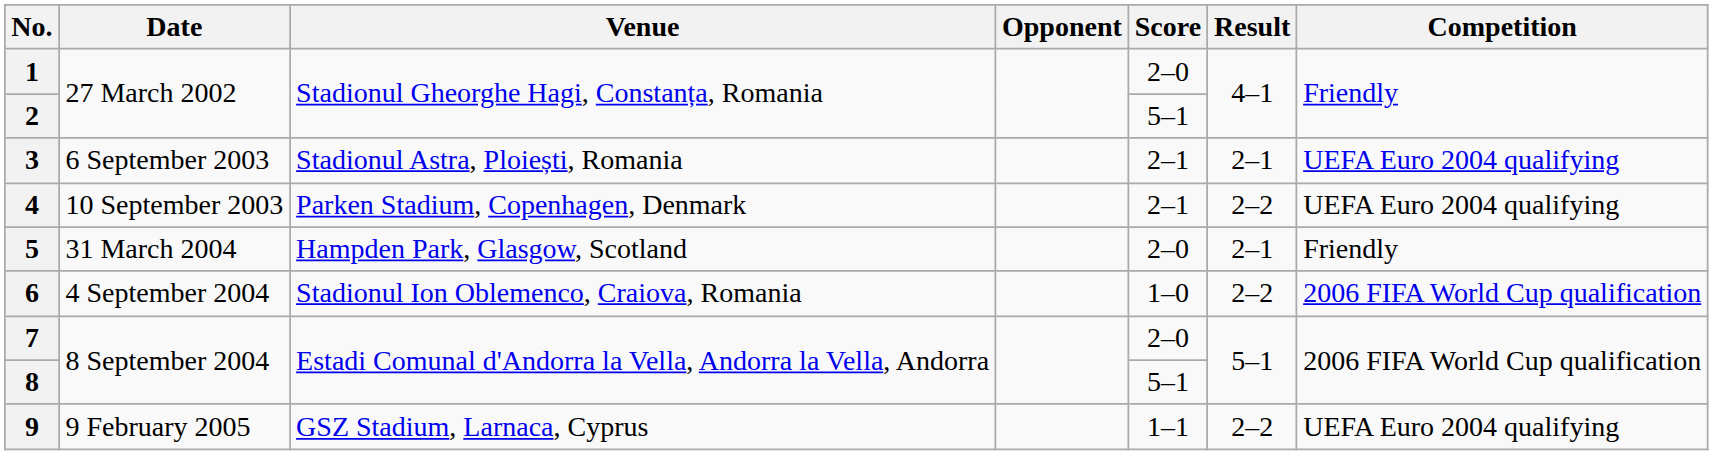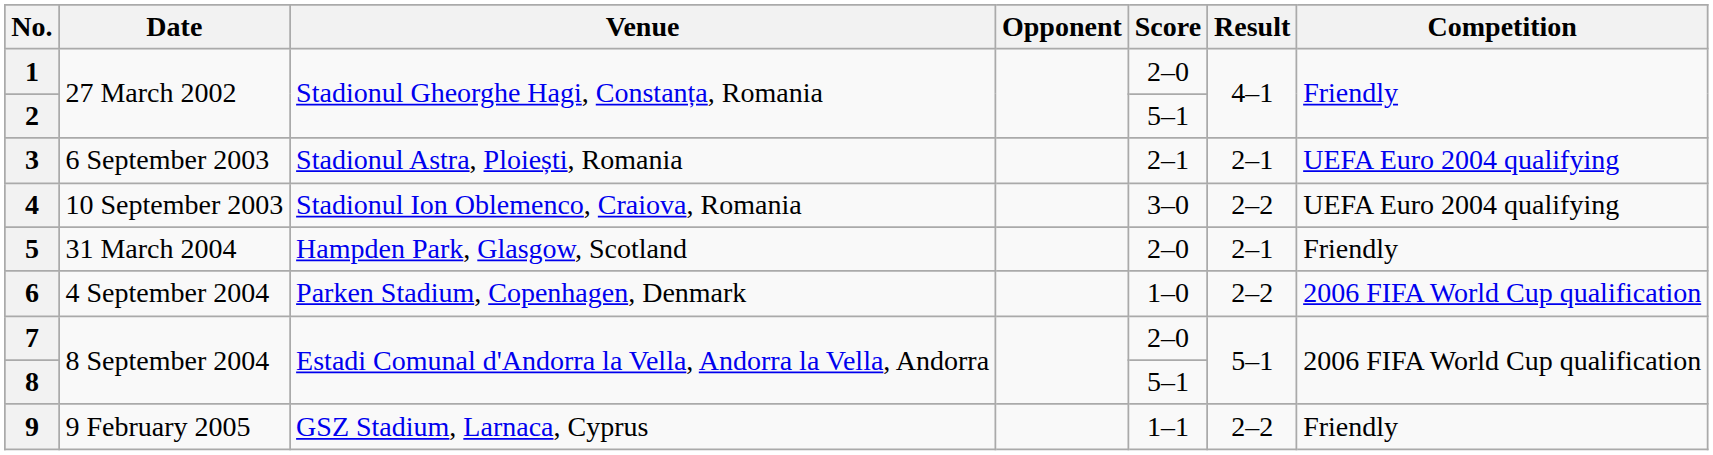(521, 204) Parken Stadium, Copenhagen, Denmark -> (549, 204) Stadionul Ion Oblemenco, Craiova, Romania
(1168, 204) 2–1 -> (1168, 204) 3–0
(549, 293) Stadionul Ion Oblemenco, Craiova, Romania -> (521, 293) Parken Stadium, Copenhagen, Denmark
(1461, 426) UEFA Euro 2004 qualifying -> (1351, 426) Friendly
